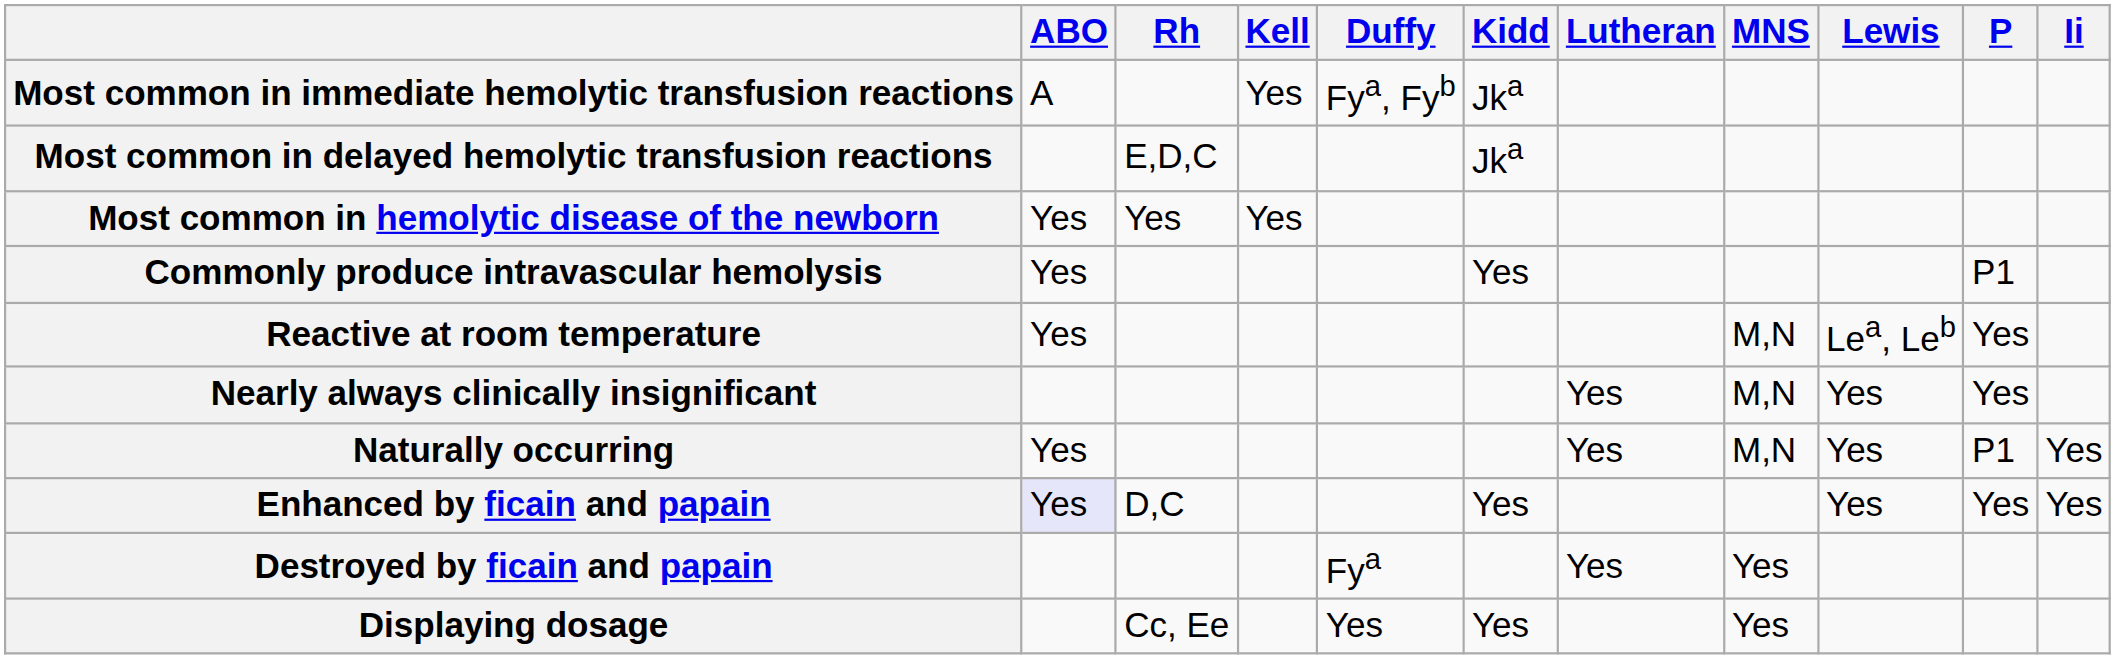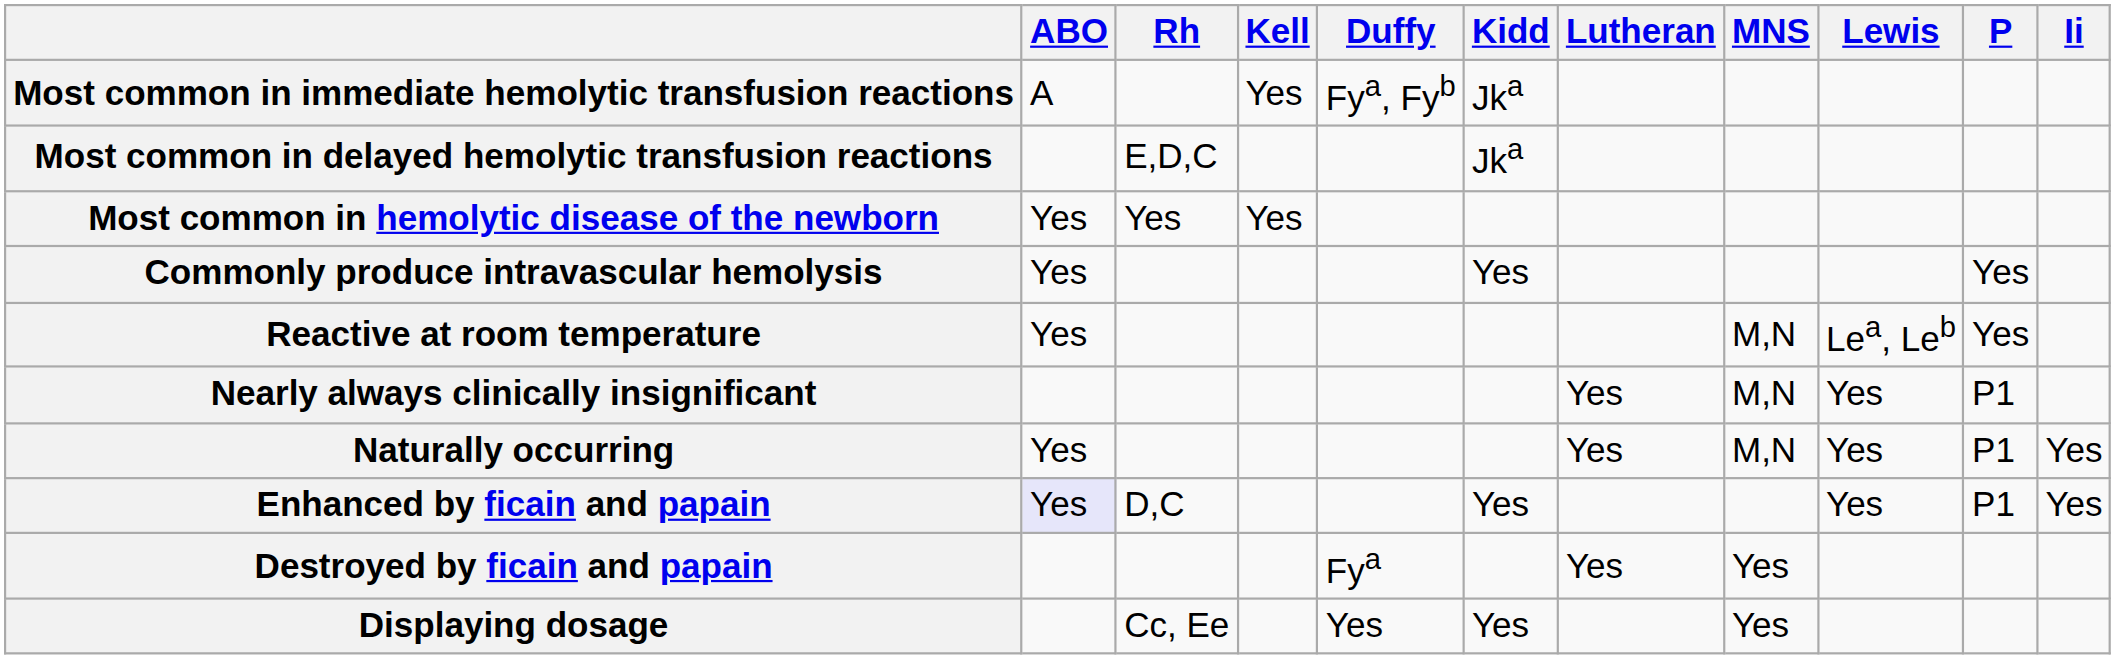(1993, 273) P1 -> (2001, 273) Yes
(2001, 394) Yes -> (1993, 394) P1
(2001, 505) Yes -> (1993, 505) P1
